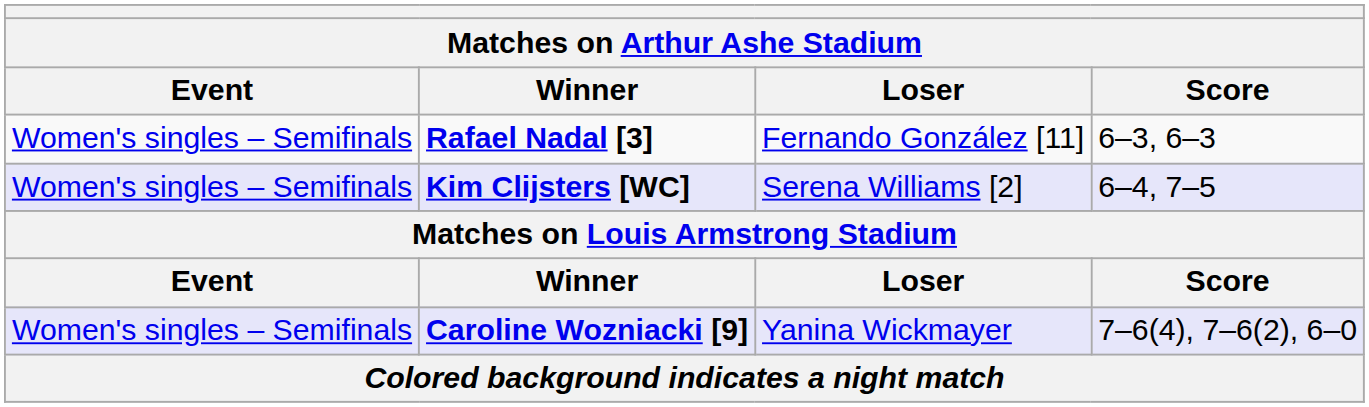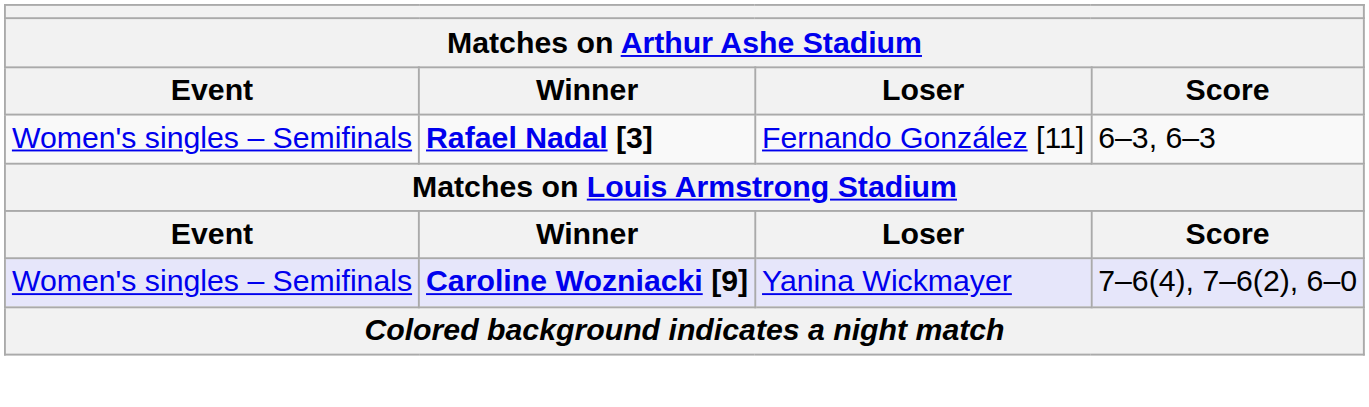- row: (558, 186)
